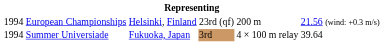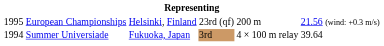(14, 21) 1994 -> (14, 21) 1995
